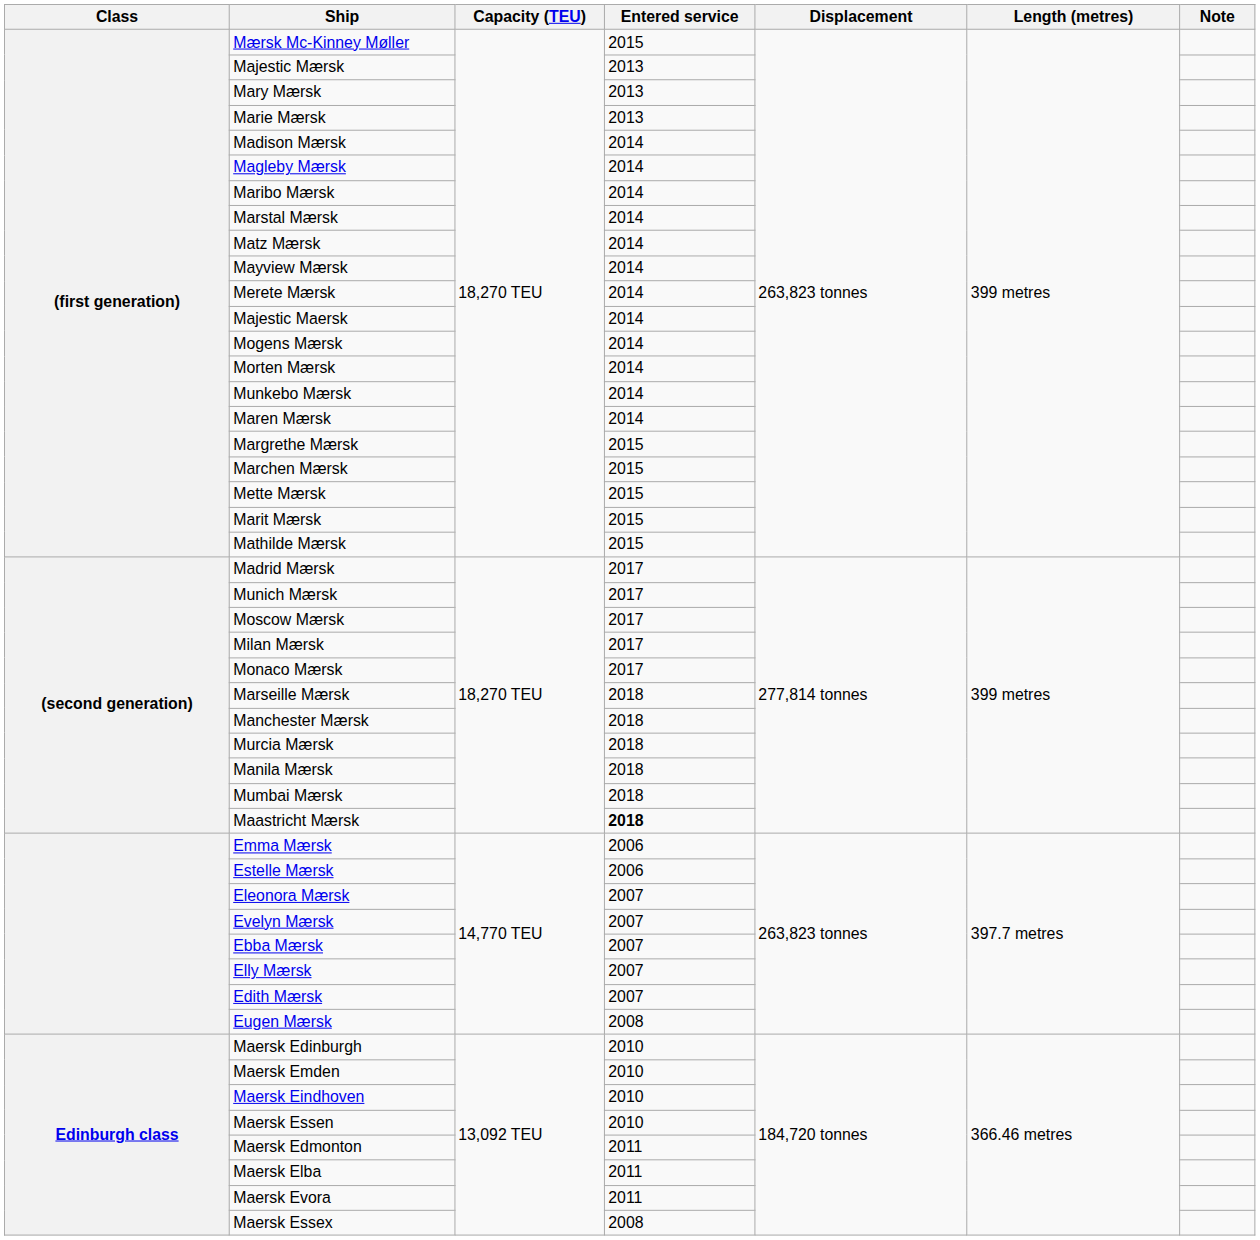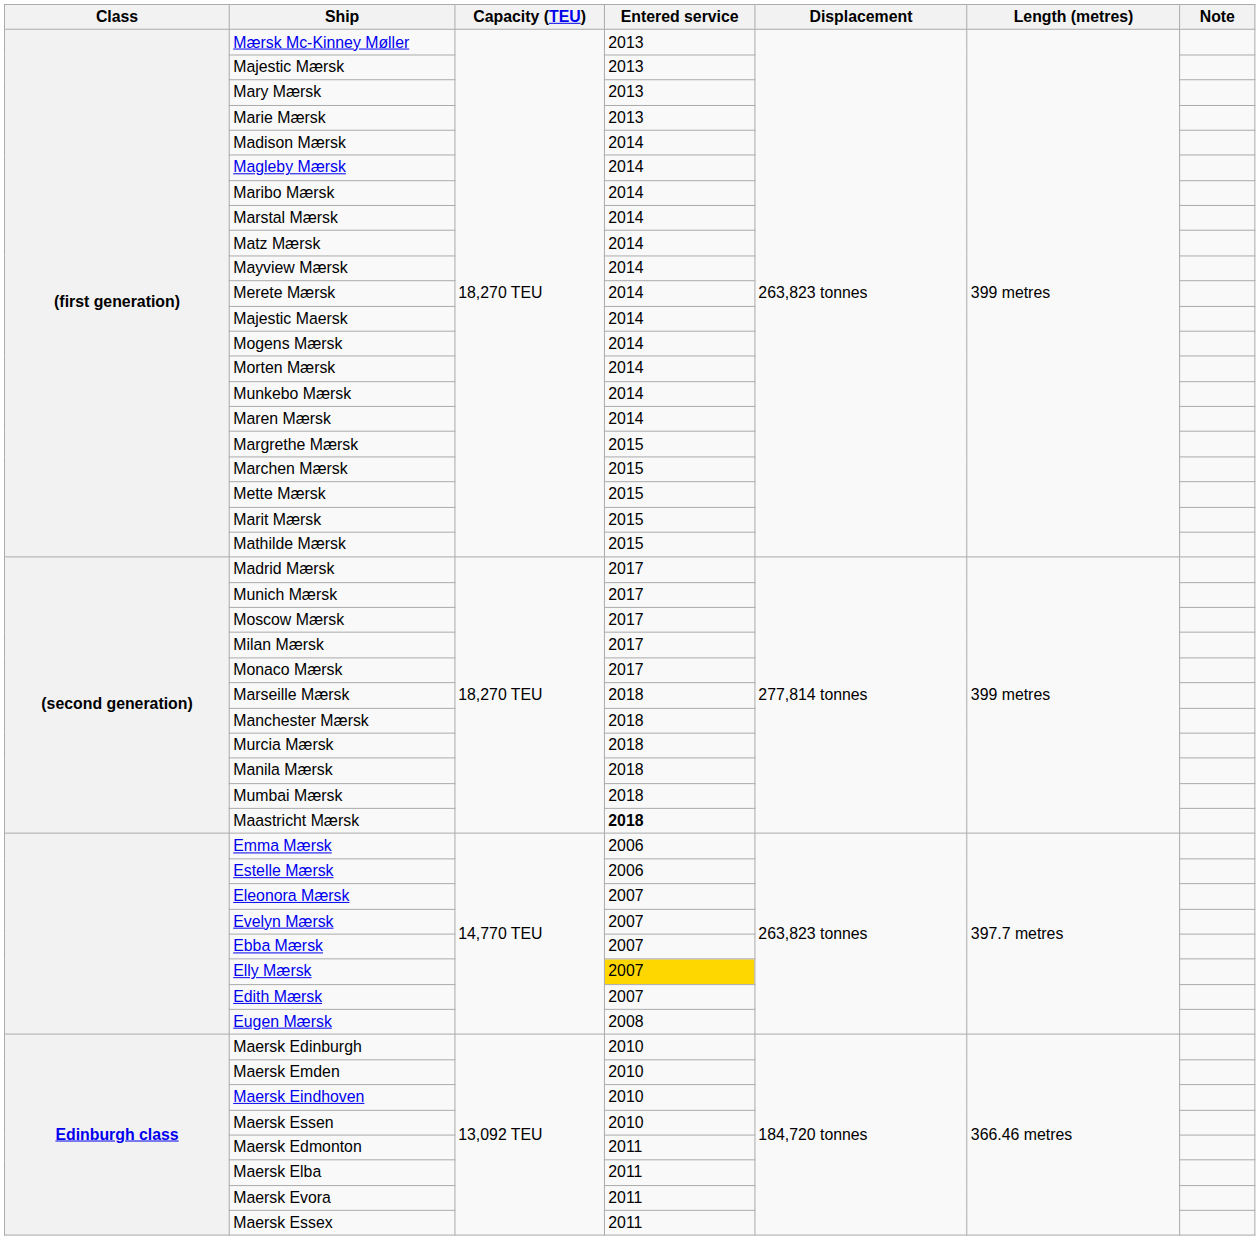(626, 42) 2015 -> (626, 42) 2013
(626, 971) no background -> (626, 971) gold background
(626, 1222) 2008 -> (625, 1222) 2011
